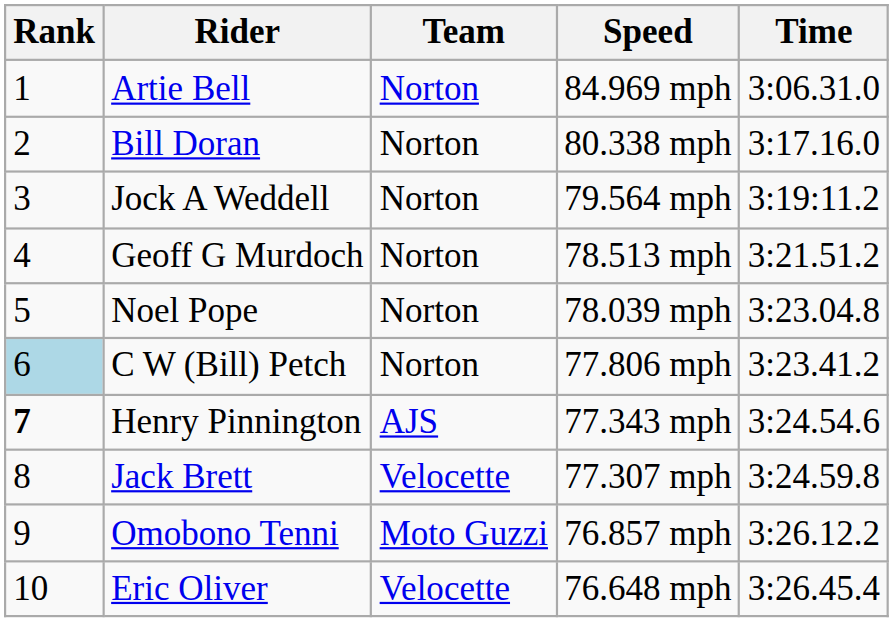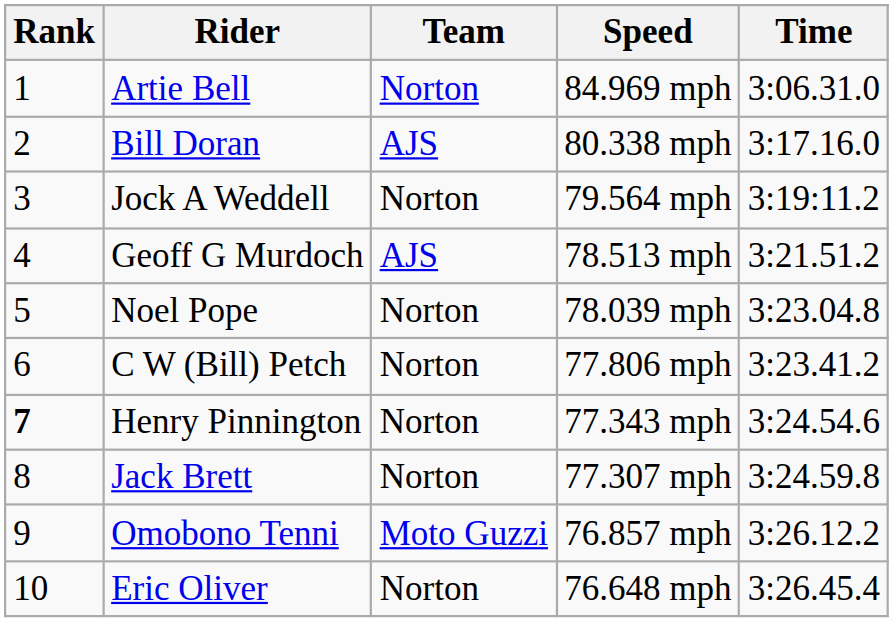(429, 143) Norton -> (409, 143) AJS
(429, 254) Norton -> (409, 254) AJS
(22, 365) lightblue background -> (22, 365) no background
(409, 421) AJS -> (429, 421) Norton
(445, 476) Velocette -> (429, 476) Norton
(445, 587) Velocette -> (429, 587) Norton
